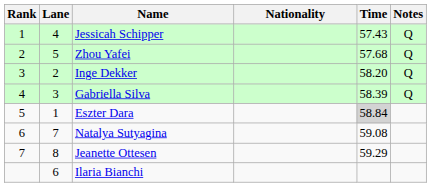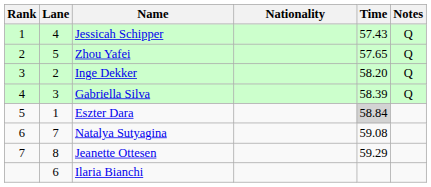(374, 53) 57.68 -> (374, 53) 57.65
